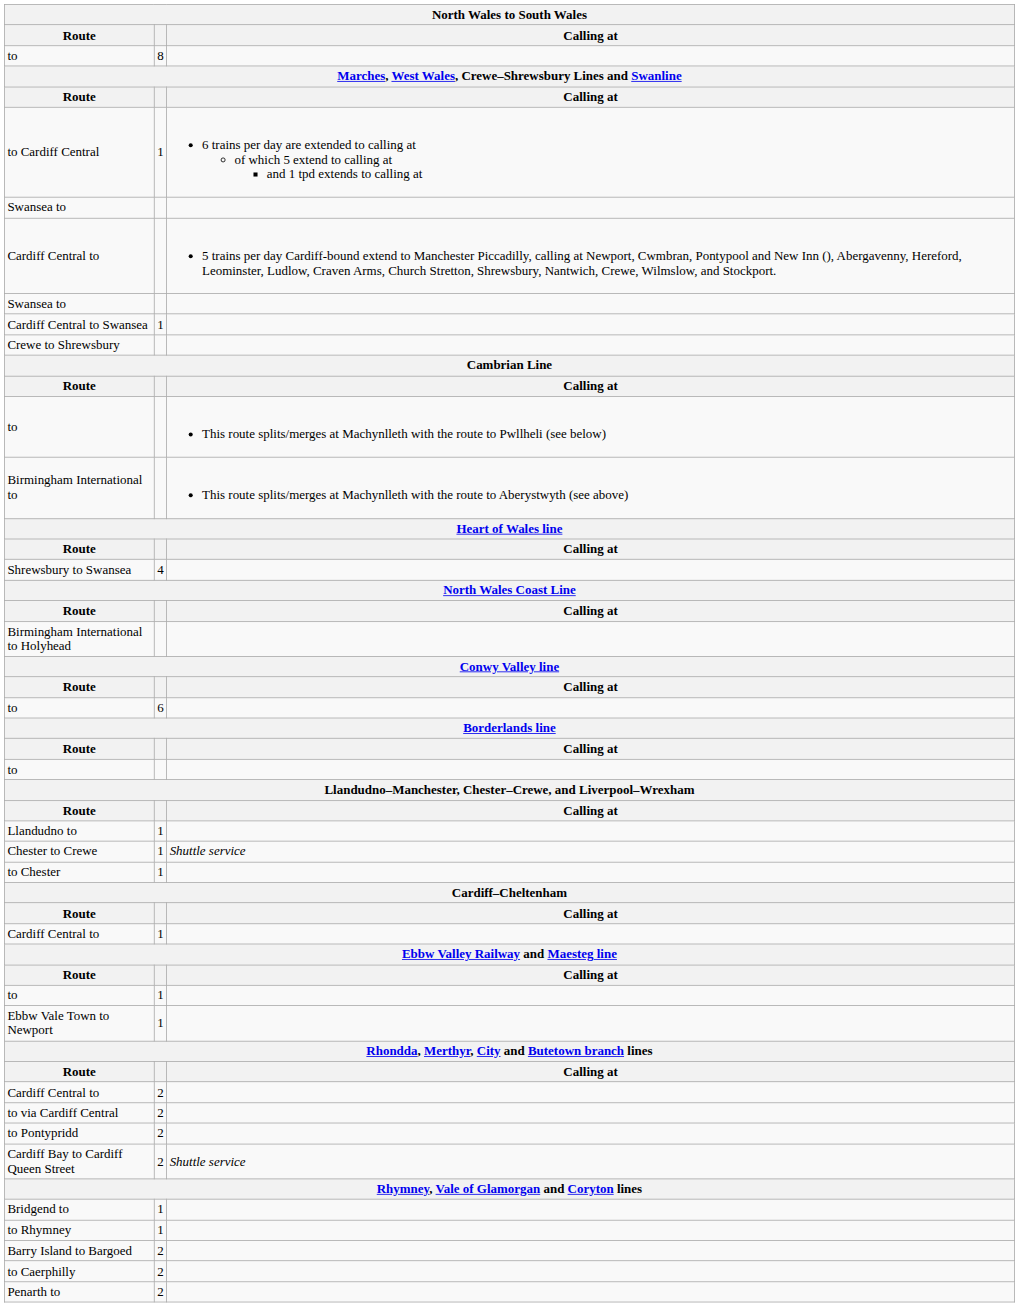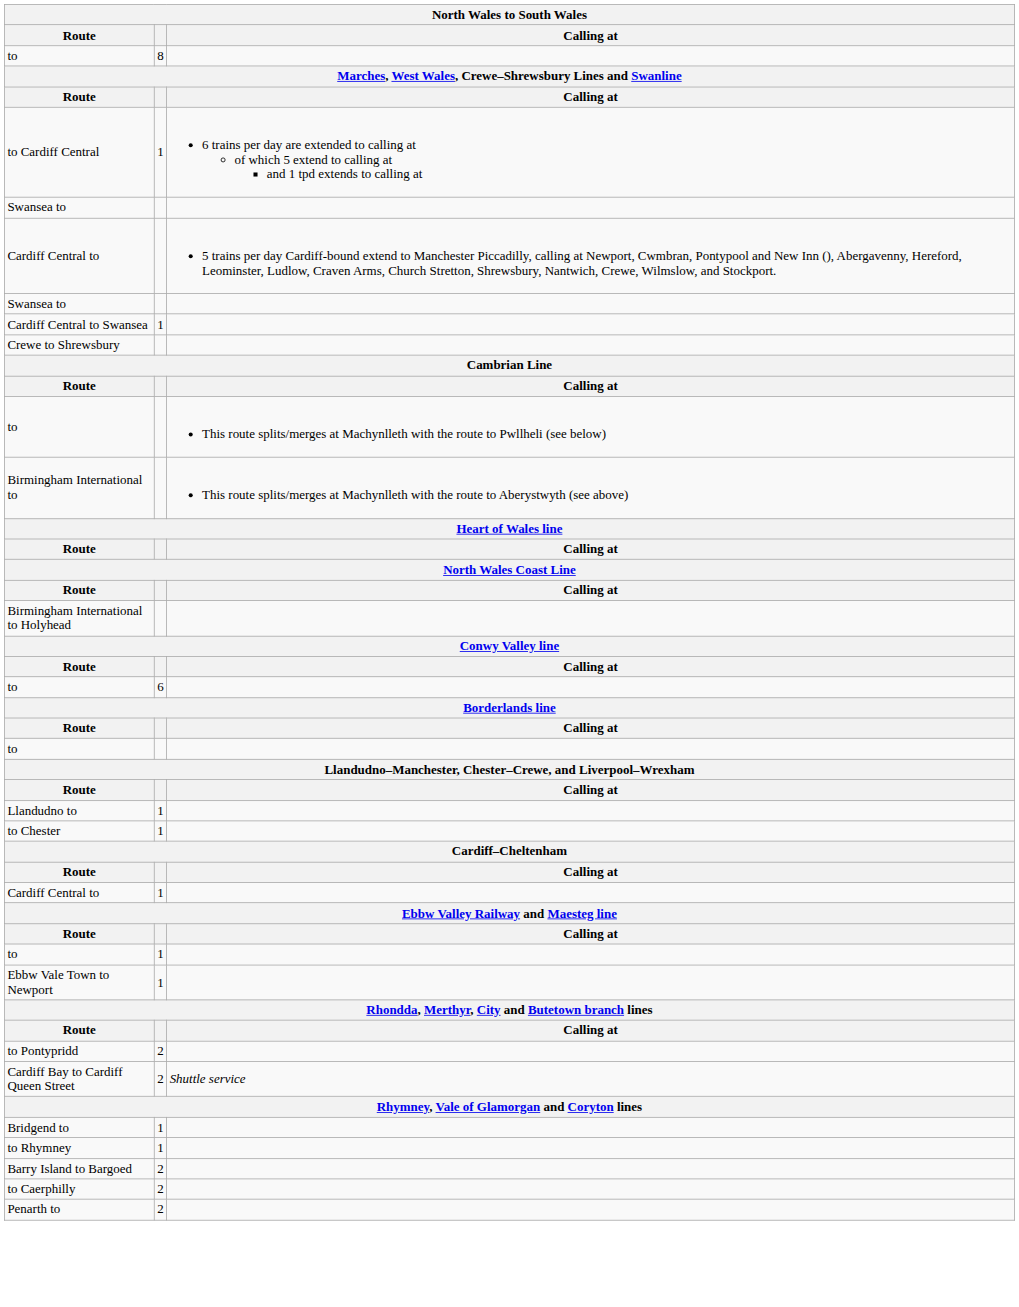- row: (69, 569)
- row: (52, 851)
- row: (53, 1092)
- row: (63, 1112)
